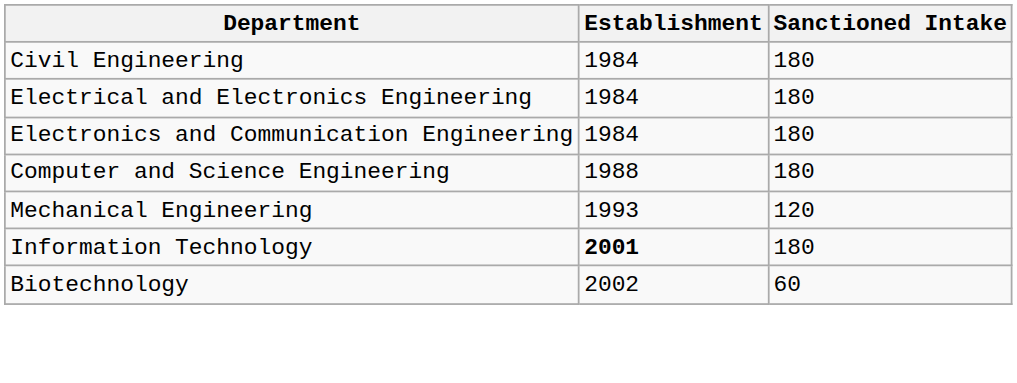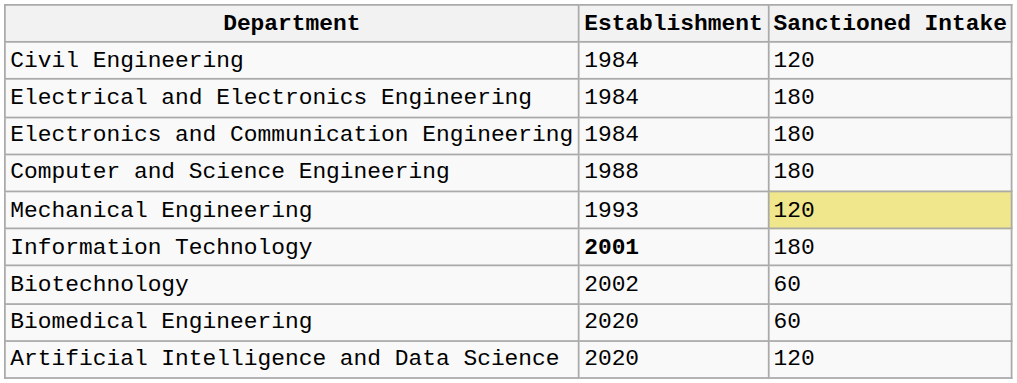(794, 61) 180 -> (794, 61) 120
(794, 210) no background -> (794, 210) khaki background
+ row: (161, 322)
+ row: (285, 359)
